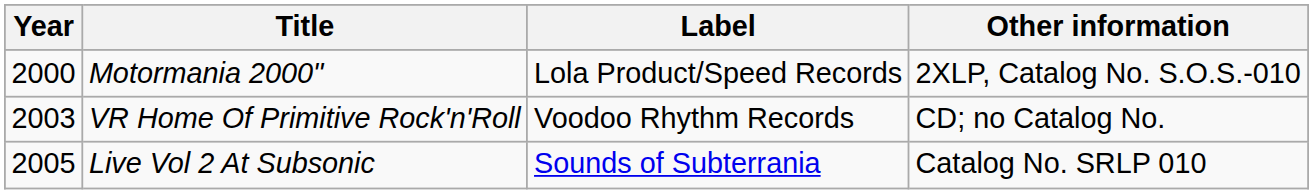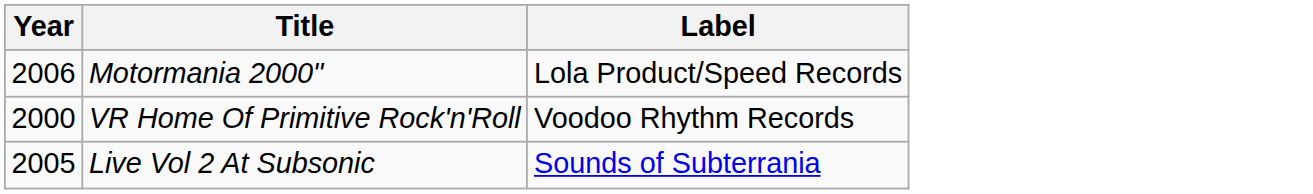- column: (1108, 27)
(44, 73) 2000 -> (44, 73) 2006
(44, 118) 2003 -> (44, 118) 2000
